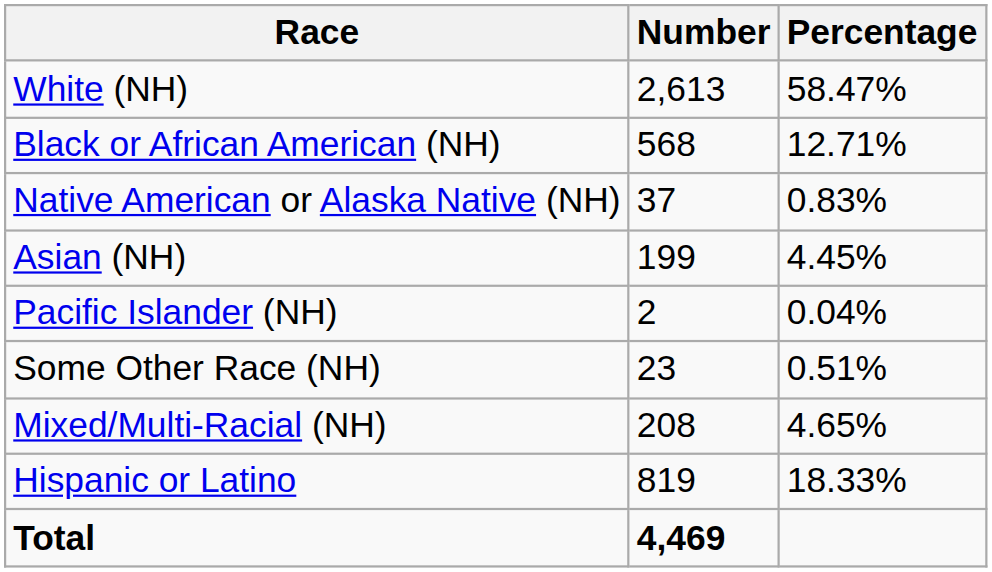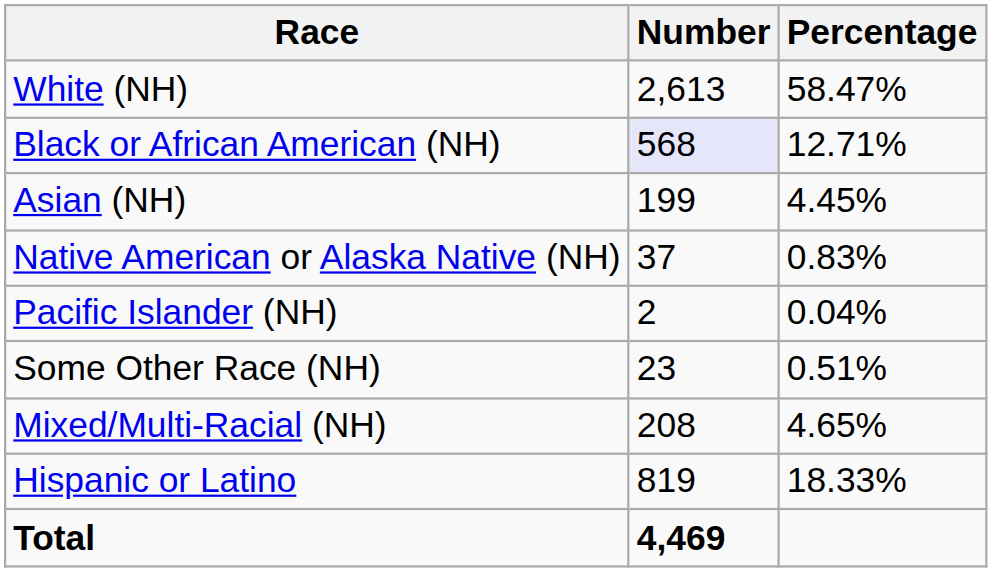(666, 144) no background -> (666, 144) lavender background
rows swapped: (317, 200) <-> (100, 256)
